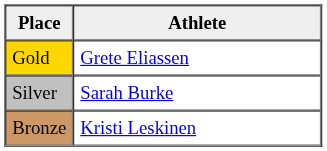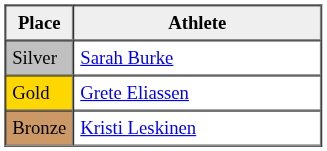rows swapped: (31, 57) <-> (35, 92)
